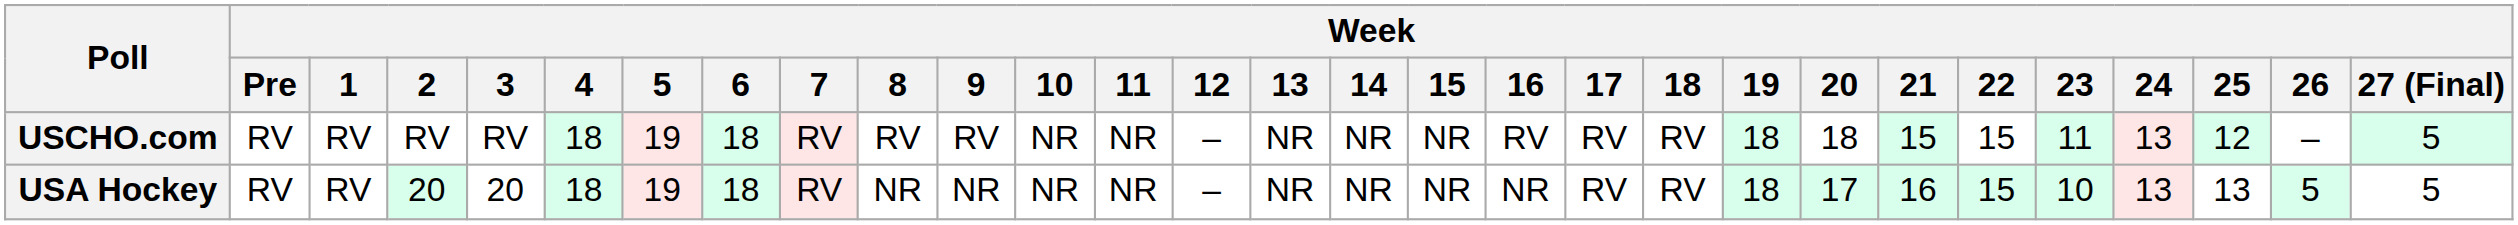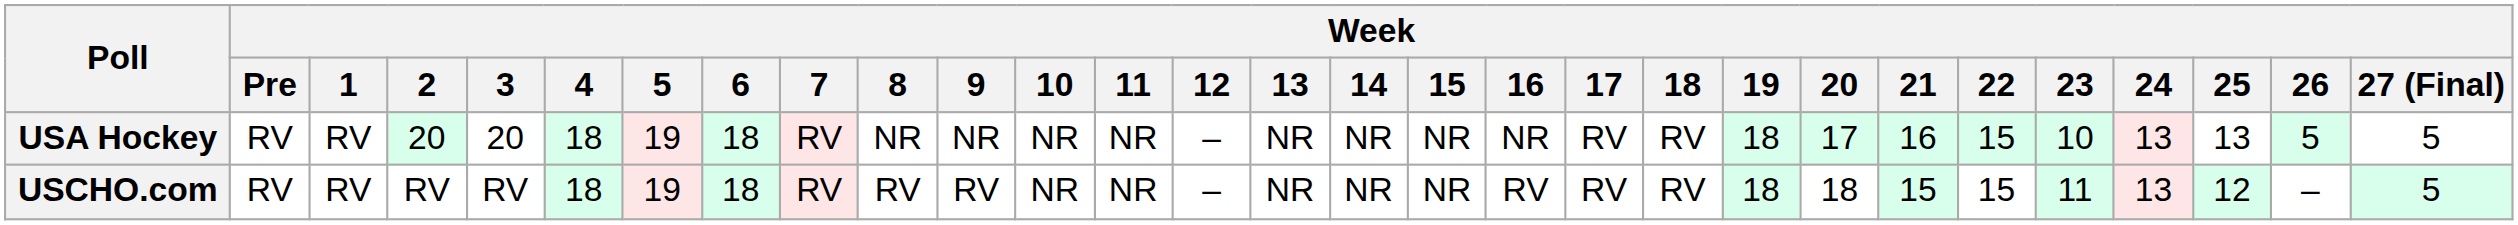rows swapped: (118, 137) <-> (118, 191)
